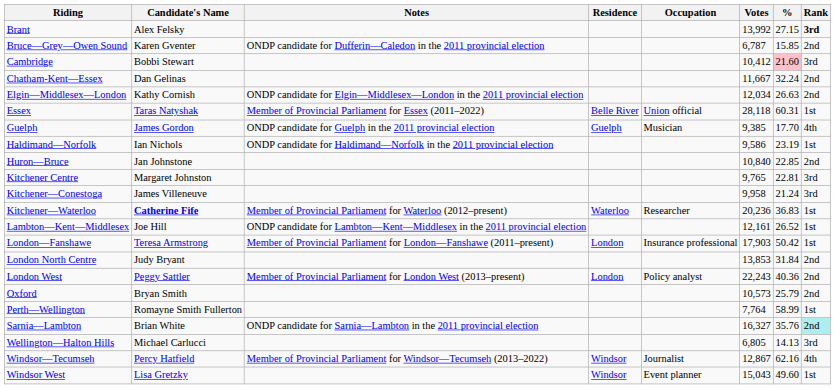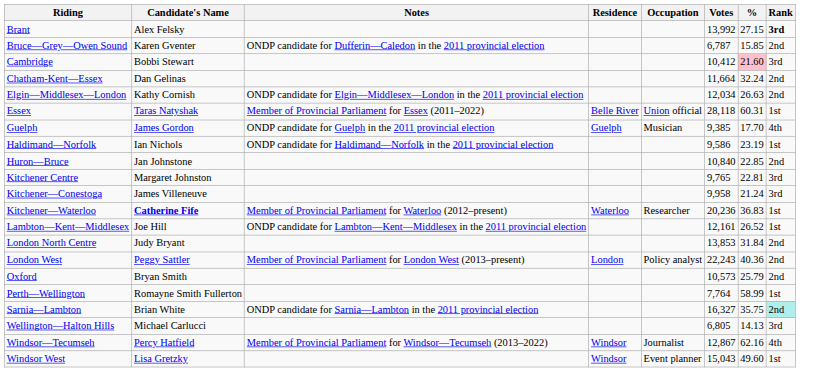(756, 78) 11,667 -> (721, 78) 11,664
- row: (49, 243)
(787, 326) 35.76 -> (752, 309) 35.75
